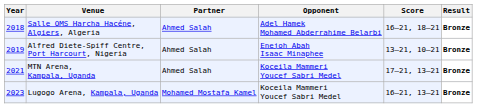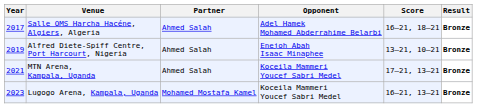(15, 27) 2018 -> (15, 27) 2017
